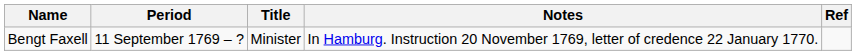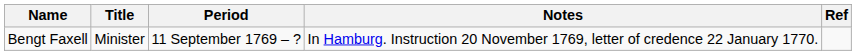columns swapped: (169, 15) <-> (276, 15)
